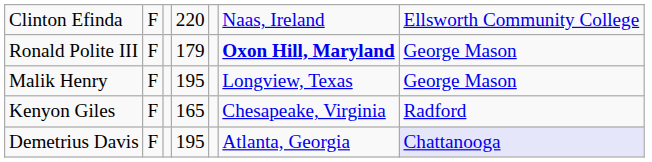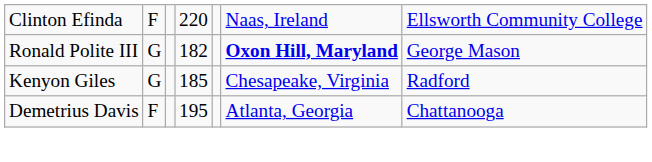(153, 50) F -> (154, 50) G
(190, 50) 179 -> (193, 50) 182
- row: (58, 80)
(153, 111) F -> (154, 80) G
(190, 111) 165 -> (193, 80) 185
(452, 141) lavender background -> (455, 111) no background
